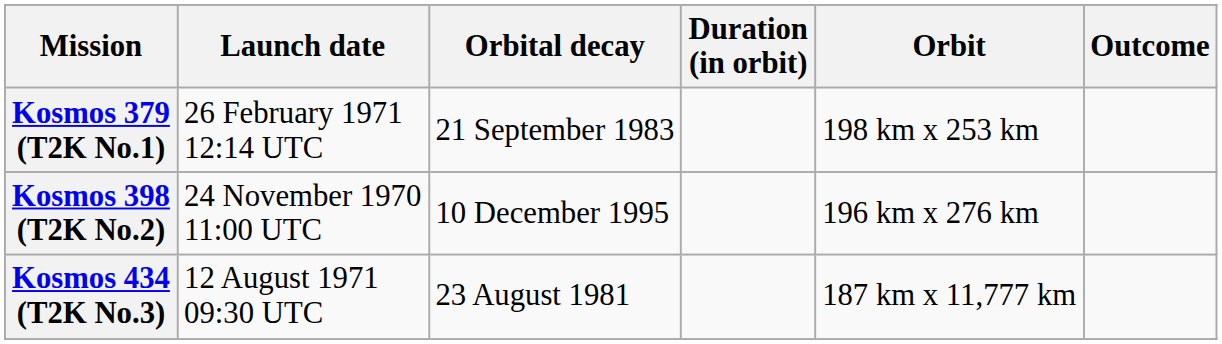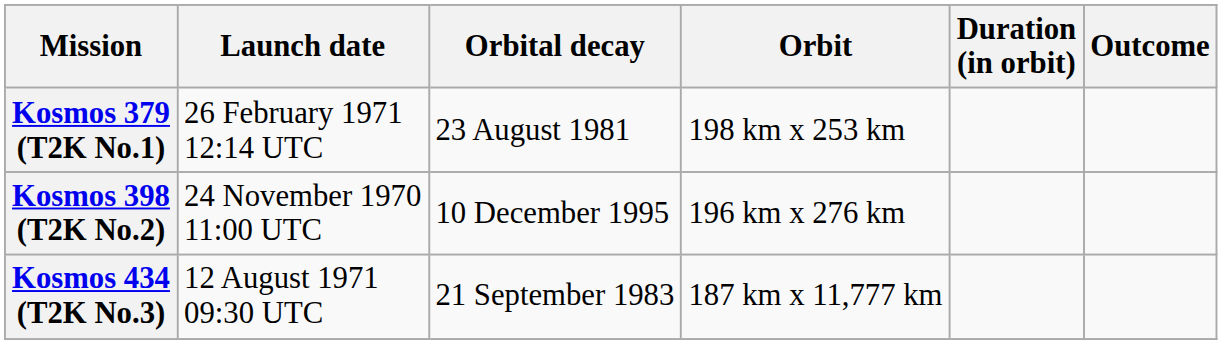columns swapped: (949, 46) <-> (748, 46)
(555, 129) 21 September 1983 -> (533, 129) 23 August 1981
(533, 295) 23 August 1981 -> (555, 295) 21 September 1983
